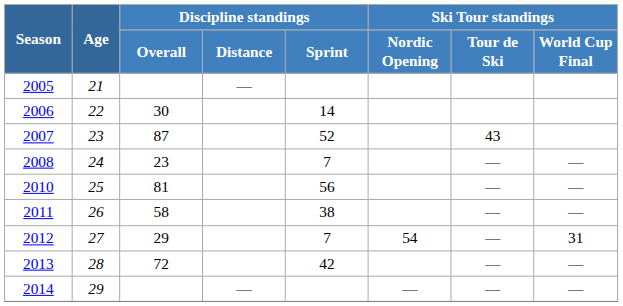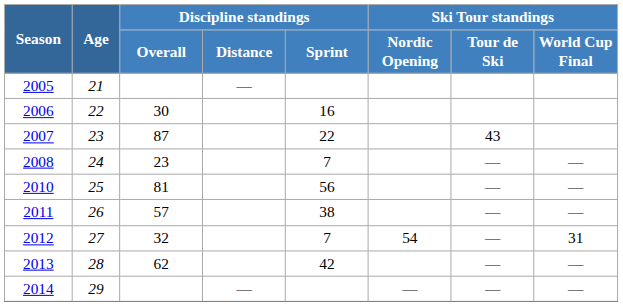(327, 111) 14 -> (327, 111) 16
(327, 136) 52 -> (327, 136) 22
(161, 212) 58 -> (161, 212) 57
(161, 238) 29 -> (161, 238) 32
(161, 263) 72 -> (161, 263) 62
